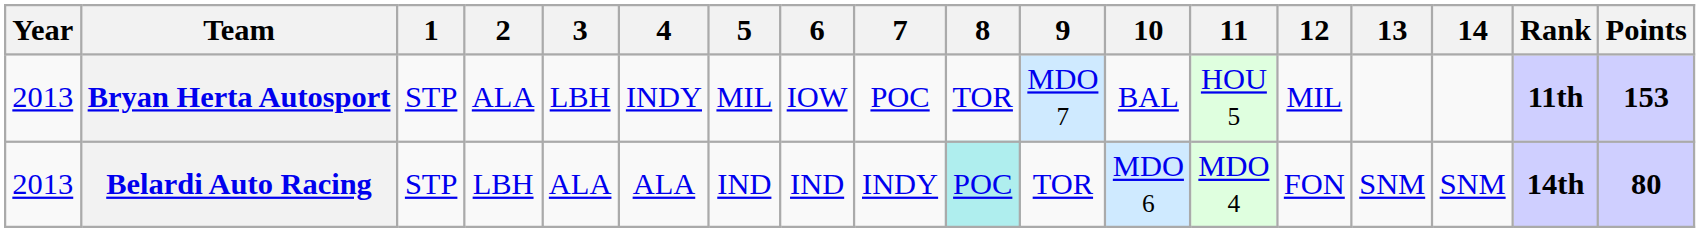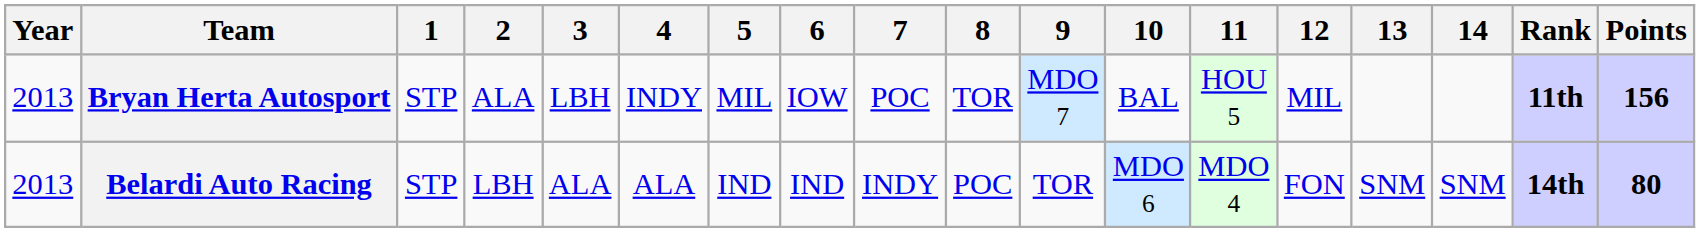(1646, 97) 153 -> (1646, 97) 156
(983, 183) paleturquoise background -> (983, 183) no background
